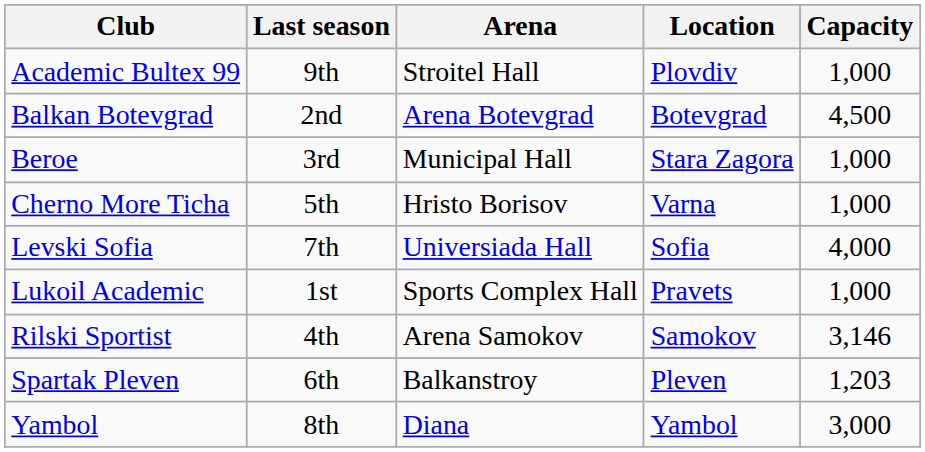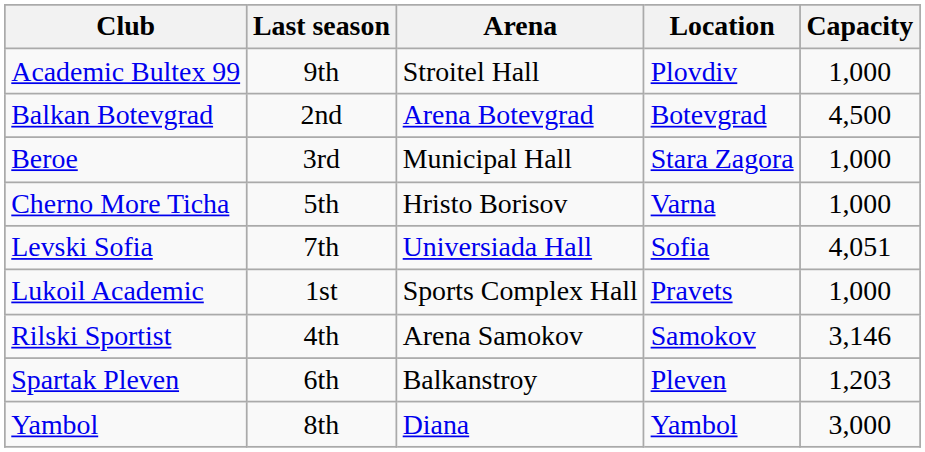(860, 247) 4,000 -> (860, 247) 4,051
